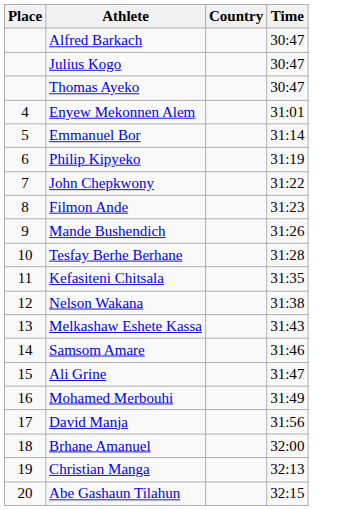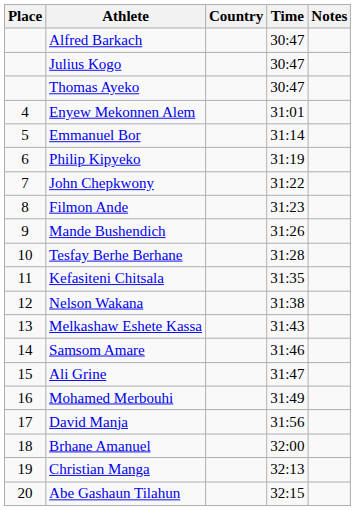+ column: (329, 16)
